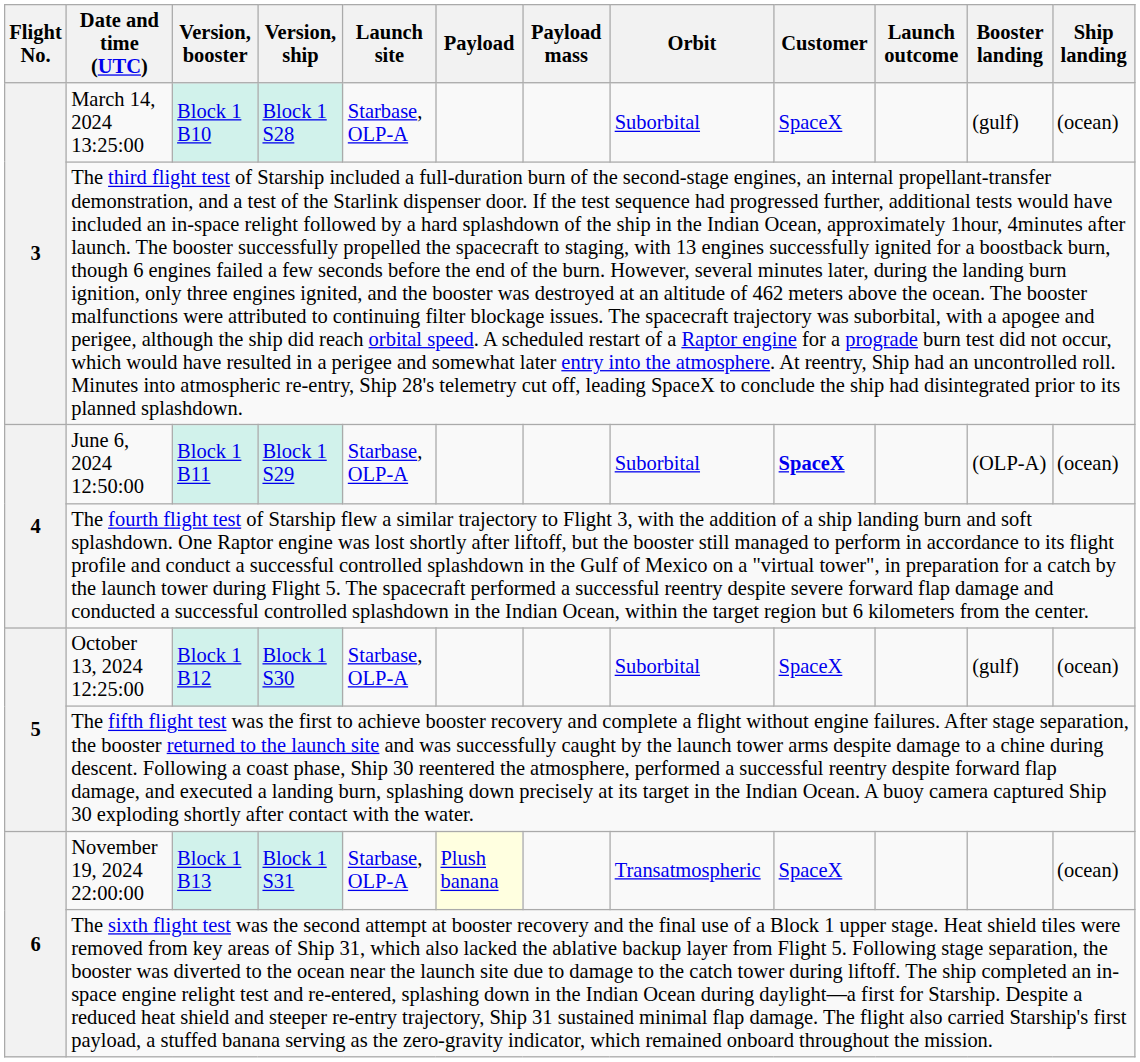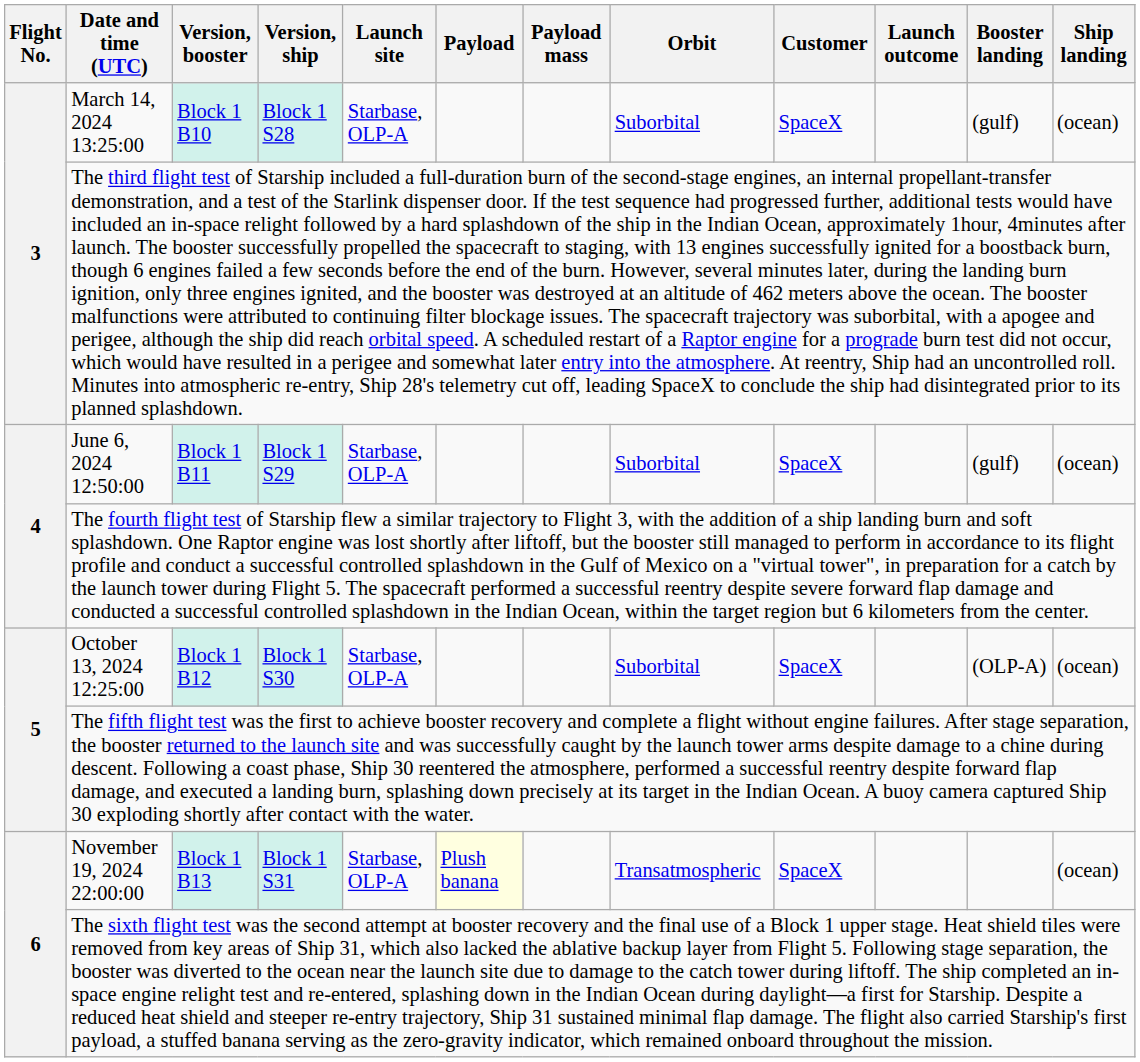(812, 463) bold -> (810, 463) normal
(1009, 463) (OLP-A) -> (996, 463) (gulf)
(996, 666) (gulf) -> (1009, 666) (OLP-A)
